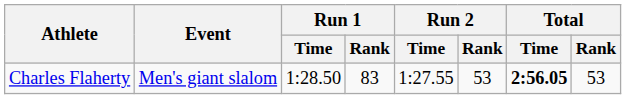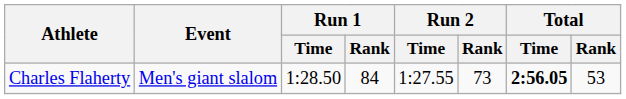(370, 78) 83 -> (370, 78) 84
(482, 78) 53 -> (482, 78) 73
